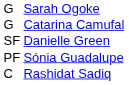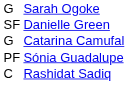rows swapped: (9, 25) <-> (12, 41)
